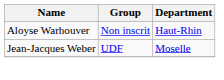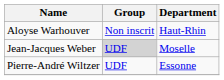(112, 48) no background -> (116, 48) lightgrey background
+ row: (53, 65)
